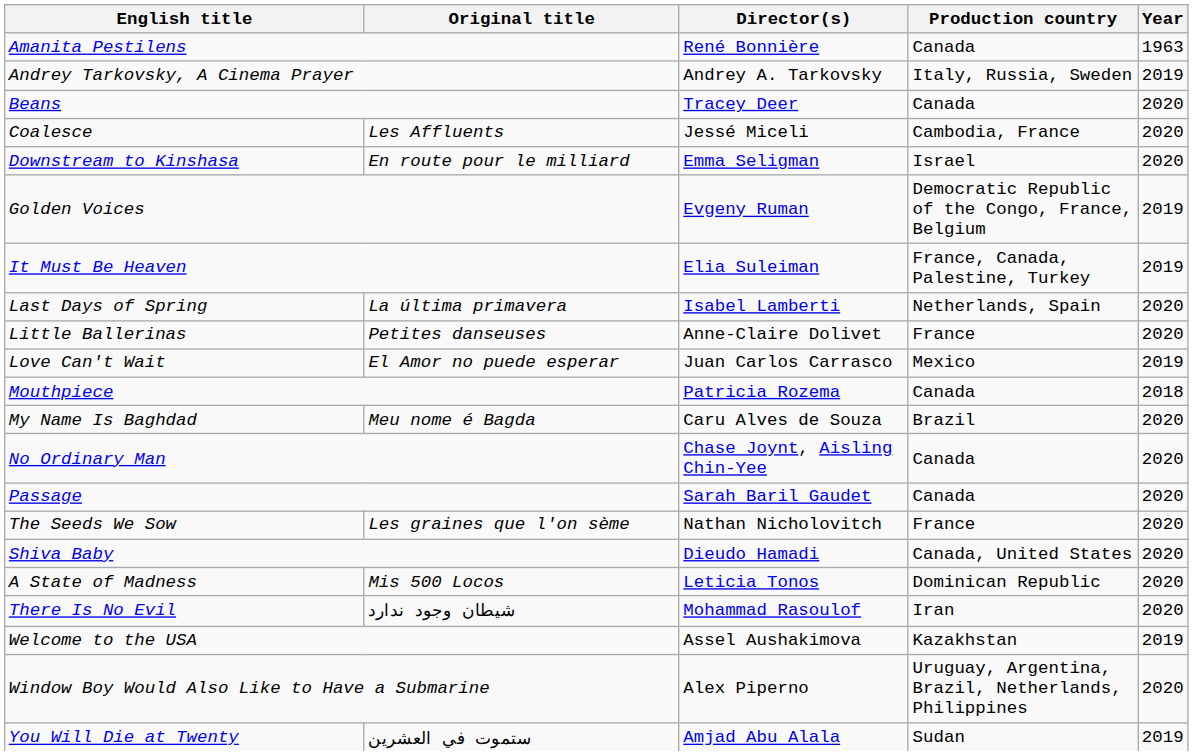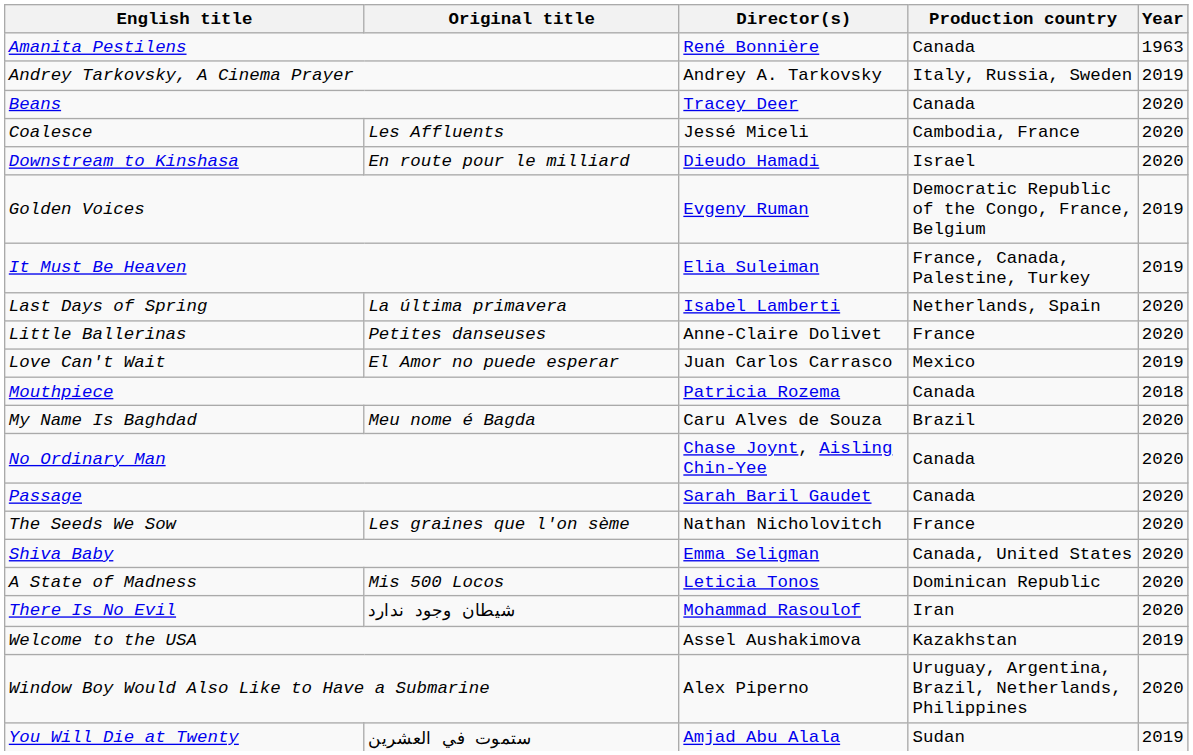(751, 161) Emma Seligman -> (751, 161) Dieudo Hamadi
(751, 554) Dieudo Hamadi -> (751, 554) Emma Seligman
